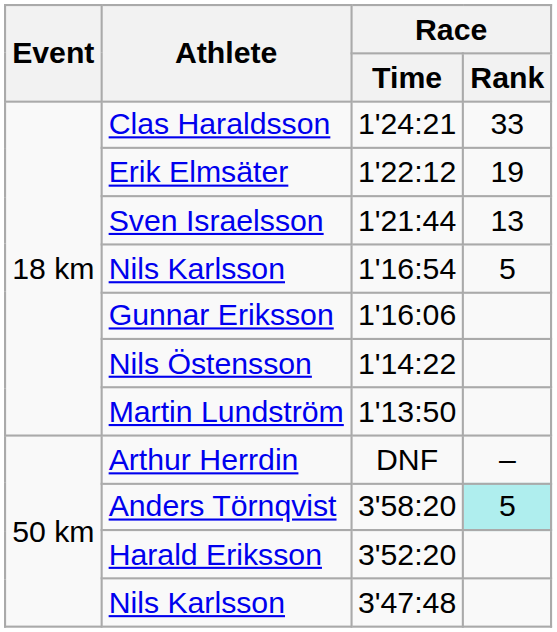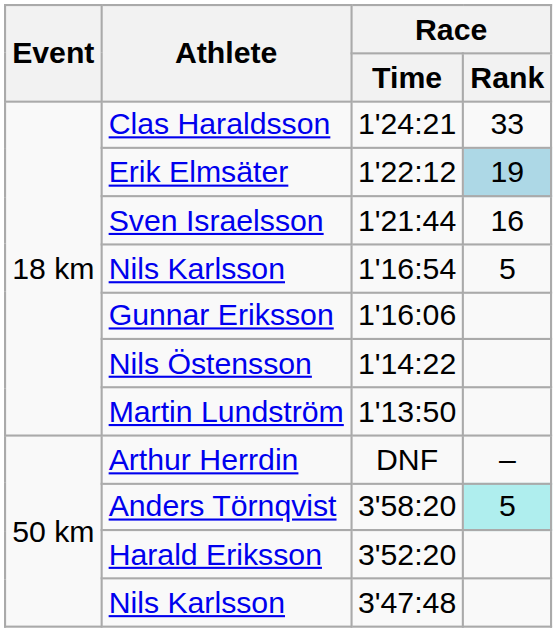(507, 173) no background -> (507, 173) lightblue background
(507, 220) 13 -> (507, 220) 16
